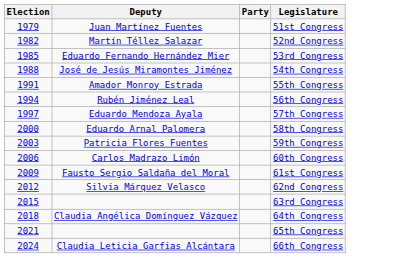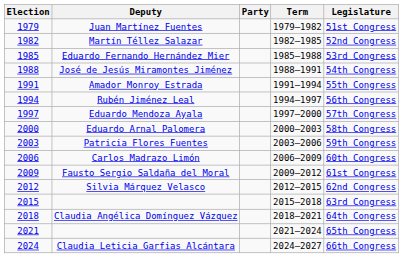+ column: (297, 12)
